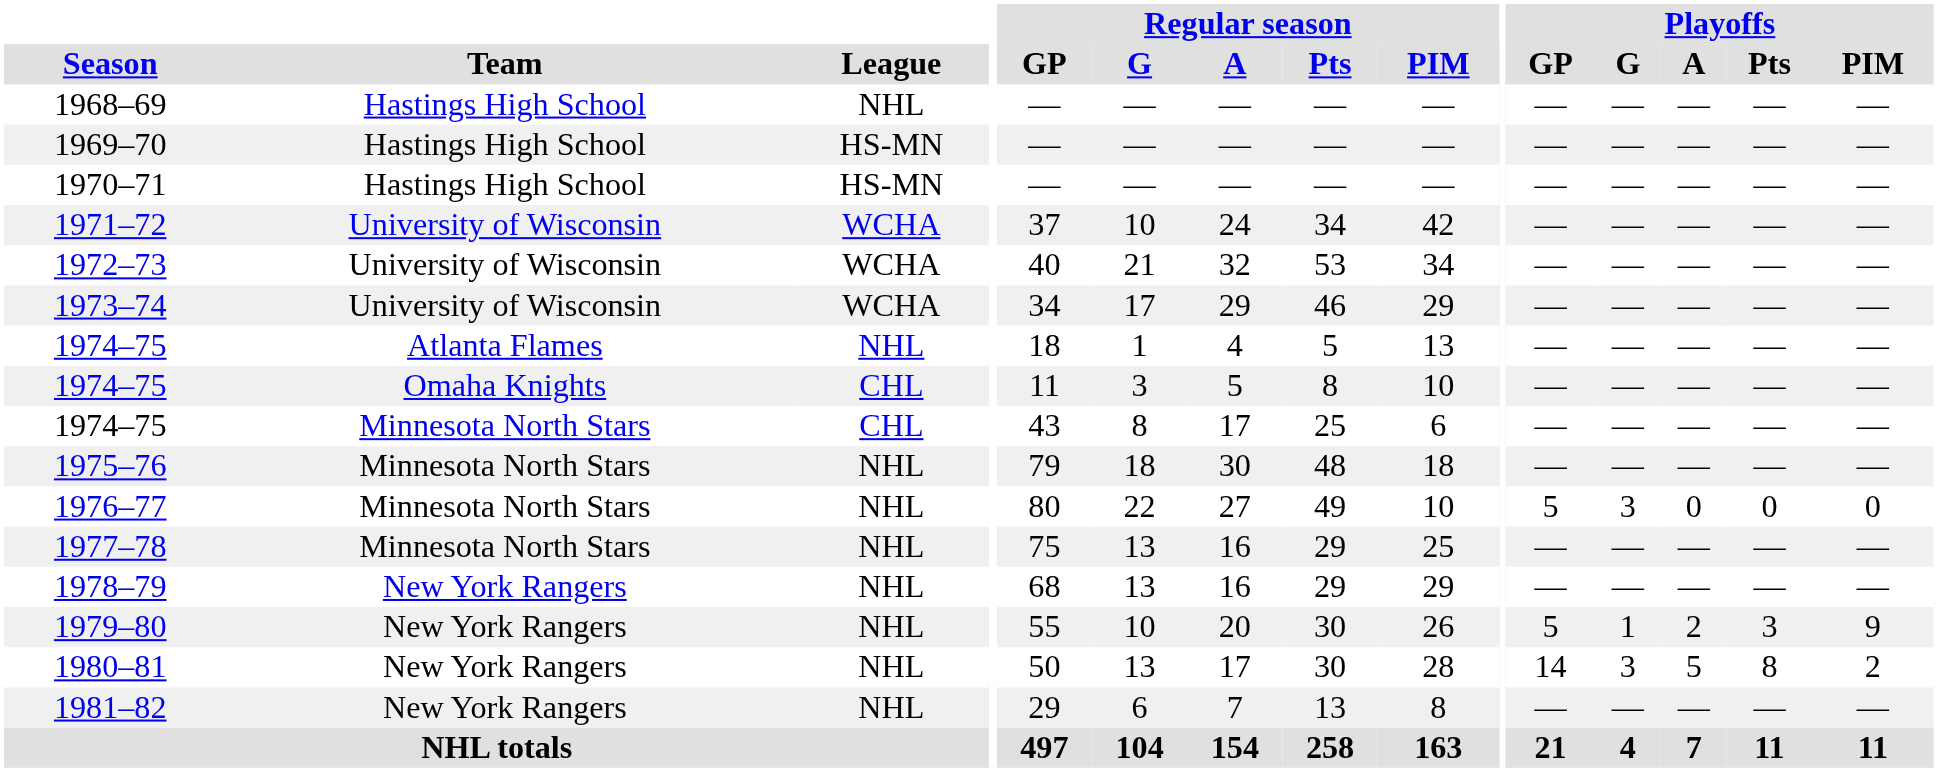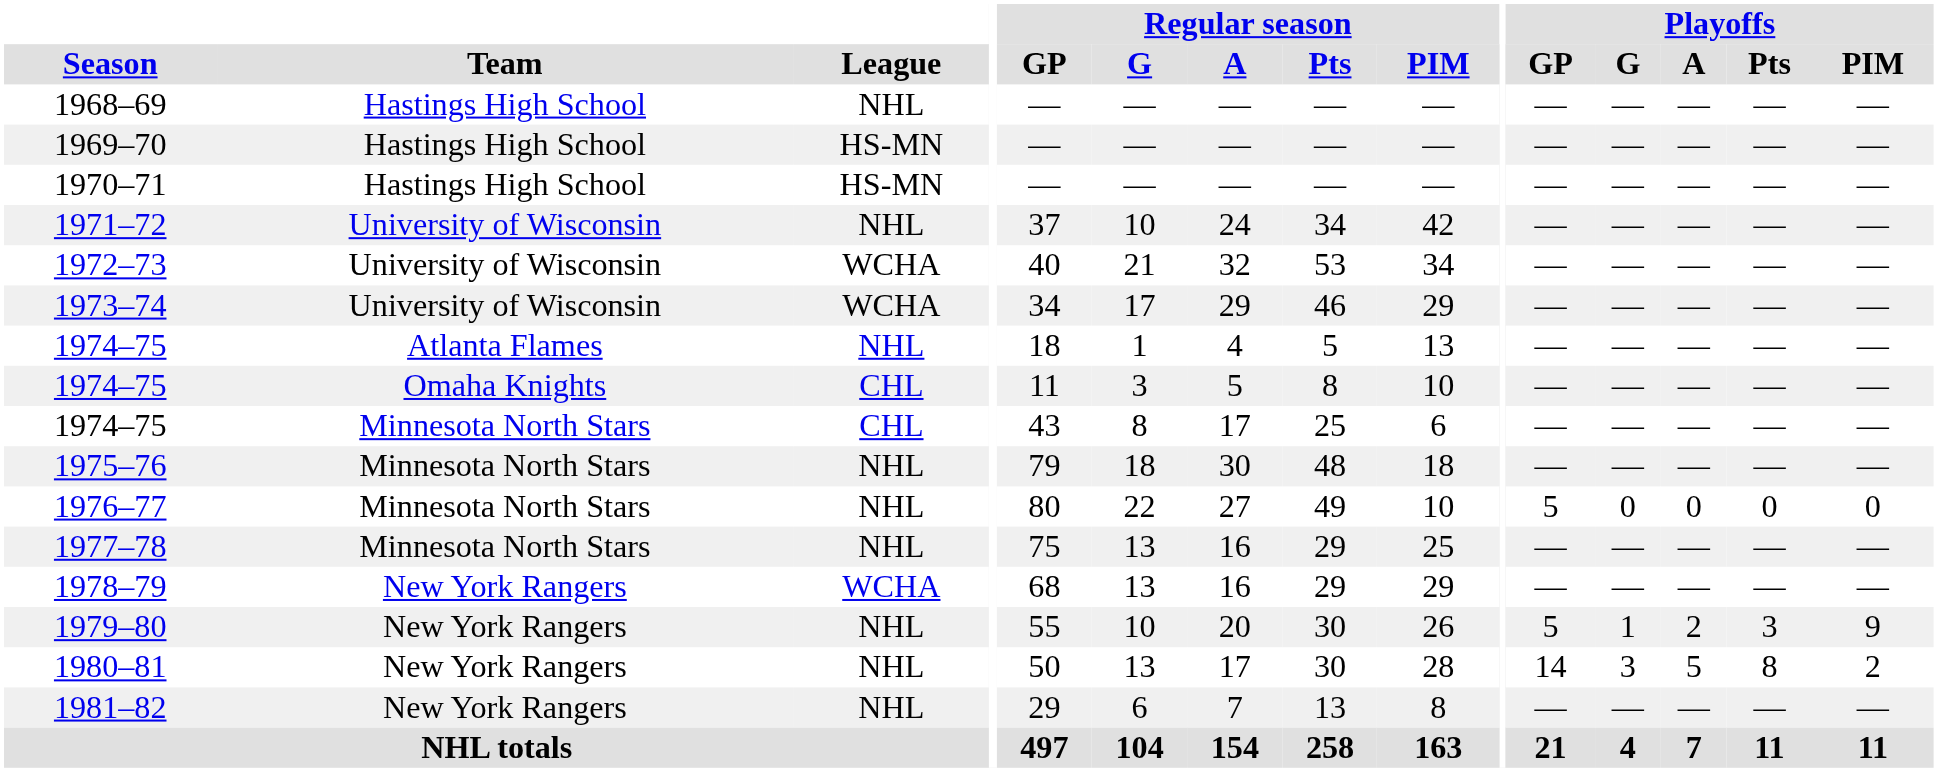(891, 224) WCHA -> (891, 224) NHL
(1628, 505) 3 -> (1628, 505) 0
(891, 586) NHL -> (891, 586) WCHA
